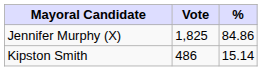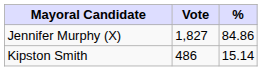(192, 35) 1,825 -> (192, 35) 1,827
